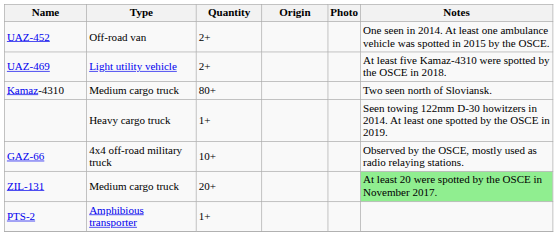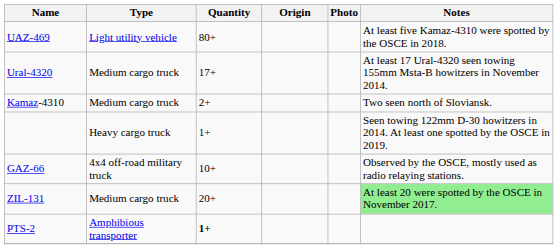- row: (28, 36)
(205, 66) 2+ -> (207, 36) 80+
+ row: (30, 73)
(207, 90) 80+ -> (205, 103) 2+
(205, 216) normal -> (205, 228) bold
